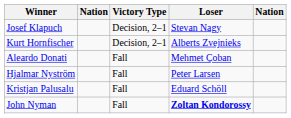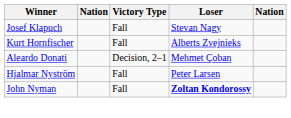(139, 27) Decision, 2–1 -> (120, 27) Fall
(139, 43) Decision, 2–1 -> (120, 43) Fall
(120, 58) Fall -> (139, 58) Decision, 2–1
- row: (40, 89)
